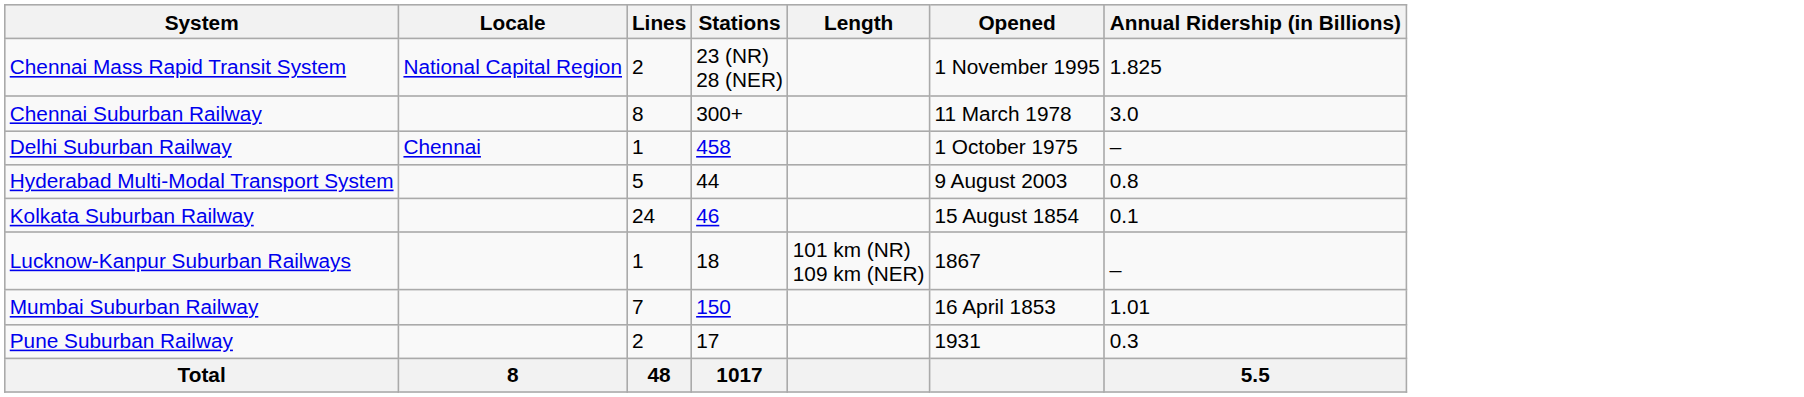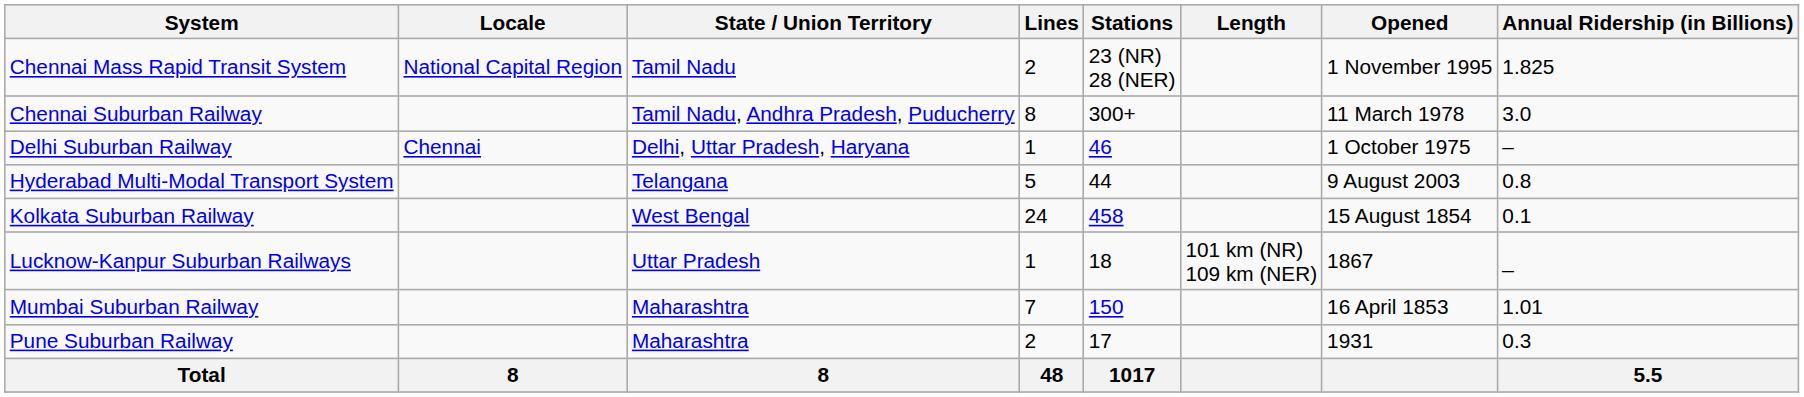+ column: (823, 22)
(714, 147) 458 -> (1100, 147) 46
(708, 215) 46 -> (1106, 215) 458
